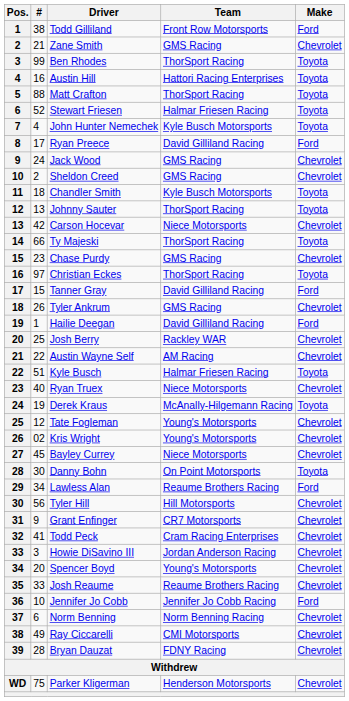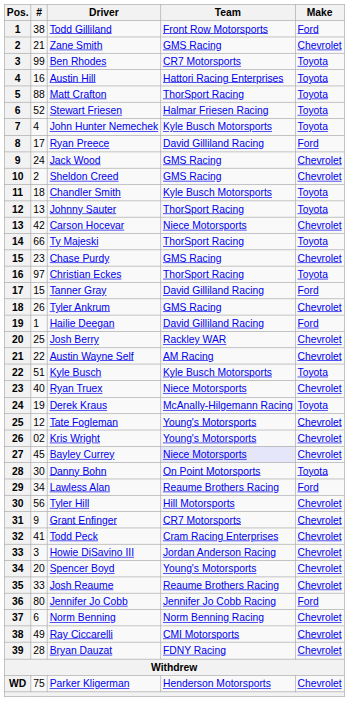(203, 62) ThorSport Racing -> (202, 62) CR7 Motorsports
(216, 373) Halmar Friesen Racing -> (217, 373) Kyle Busch Motorsports
(205, 454) no background -> (205, 454) lavender background
(39, 602) 10 -> (39, 602) 80
